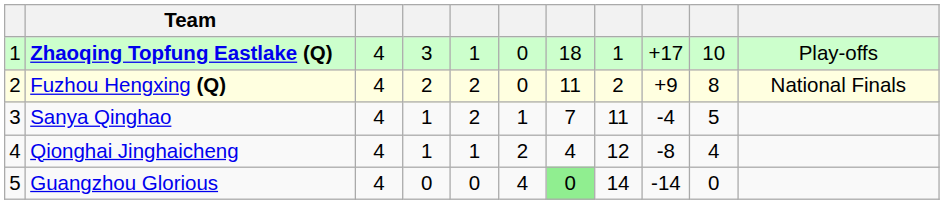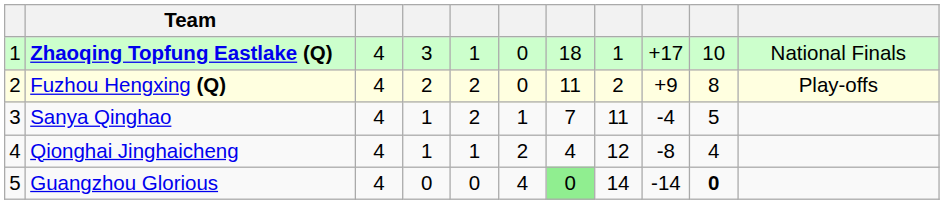(838, 53) Play-offs -> (838, 53) National Finals
(838, 85) National Finals -> (838, 85) Play-offs
(714, 183) normal -> (714, 183) bold
